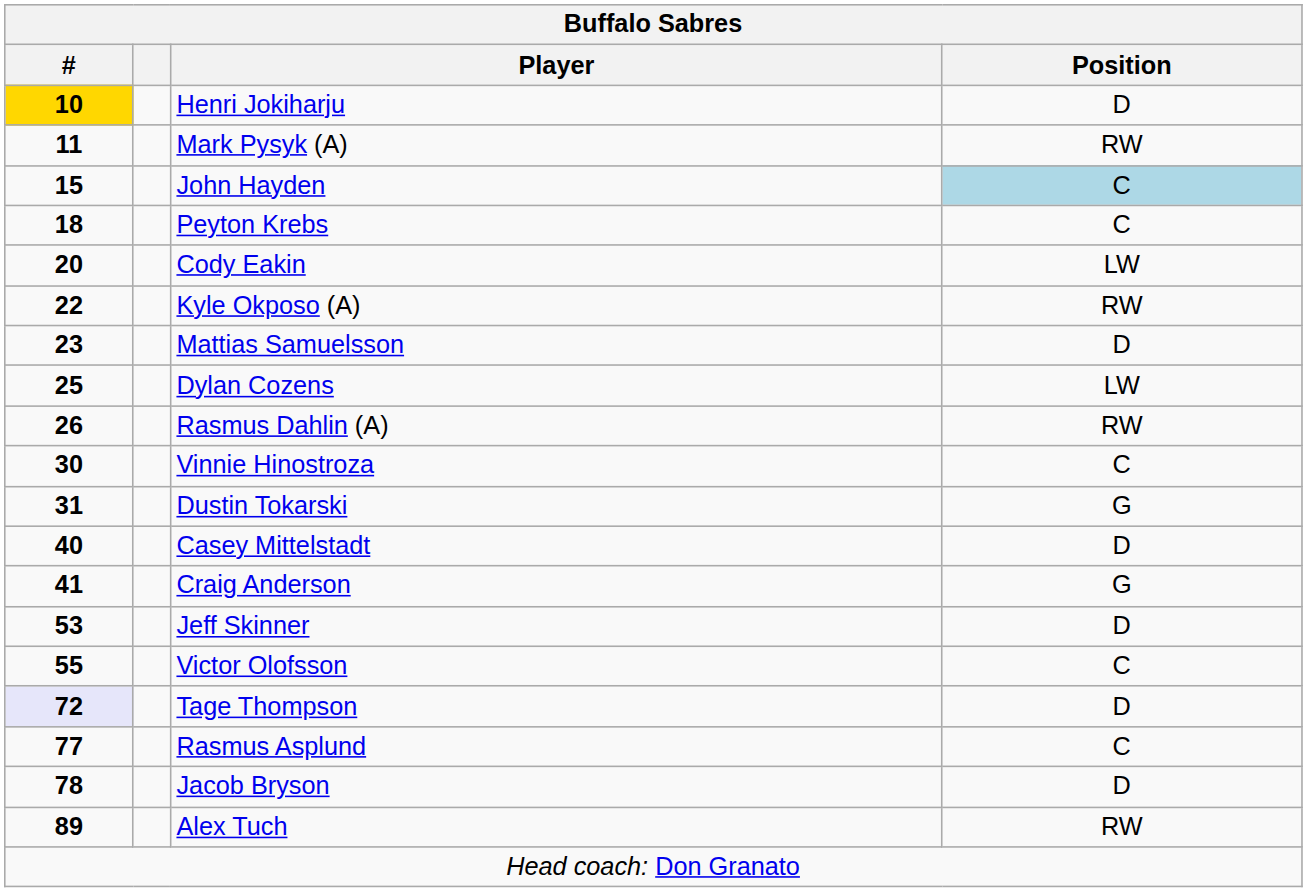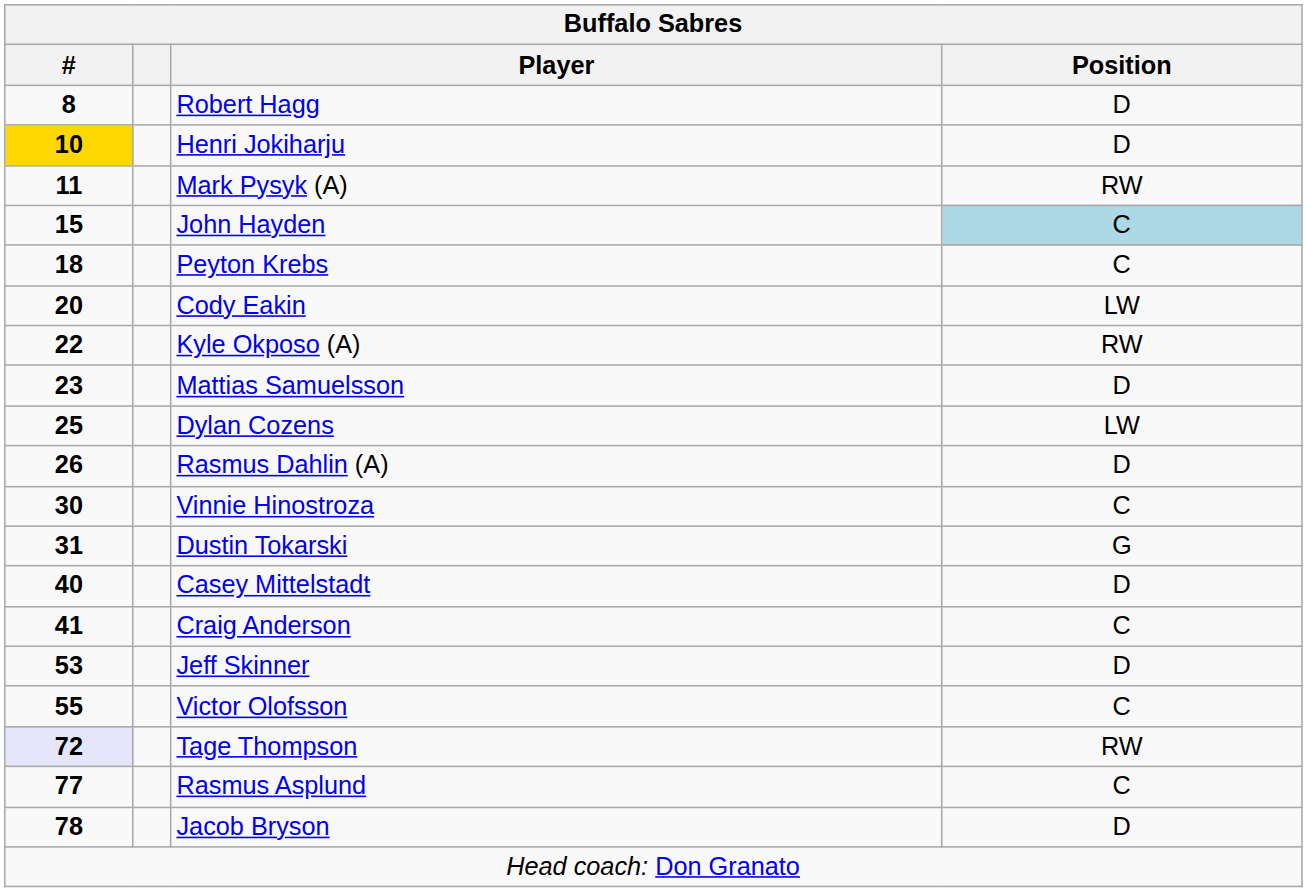+ row: (248, 104)
(1122, 425) RW -> (1122, 465) D
(1122, 585) G -> (1122, 625) C
(1122, 706) D -> (1122, 746) RW
- row: (232, 826)
